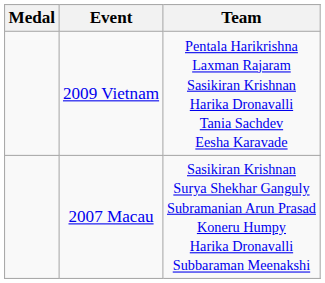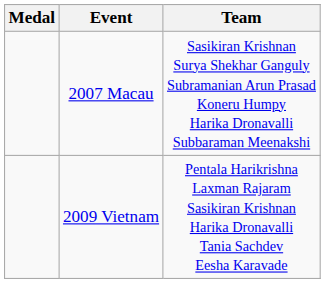rows swapped: (111, 216) <-> (111, 93)
